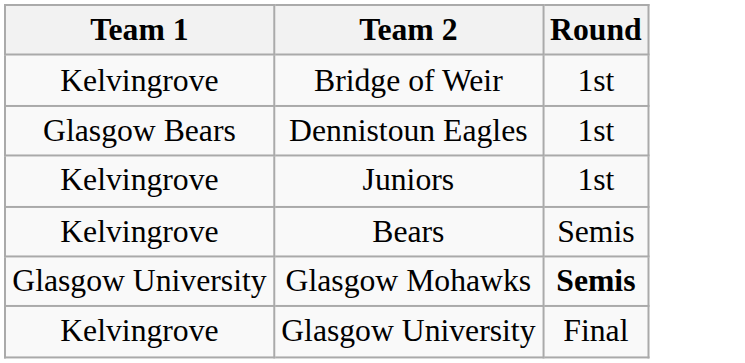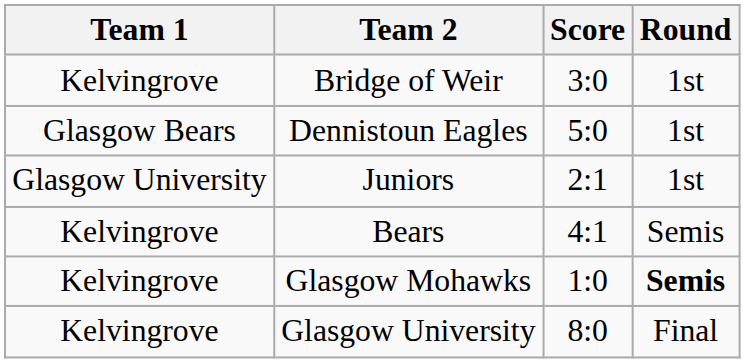+ column: (588, 29)
(139, 180) Kelvingrove -> (139, 180) Glasgow University
(139, 280) Glasgow University -> (139, 280) Kelvingrove
